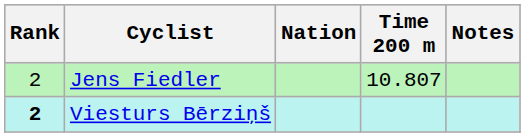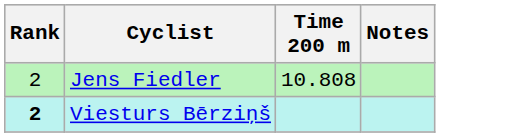- column: (319, 34)
(404, 80) 10.807 -> (319, 80) 10.808
